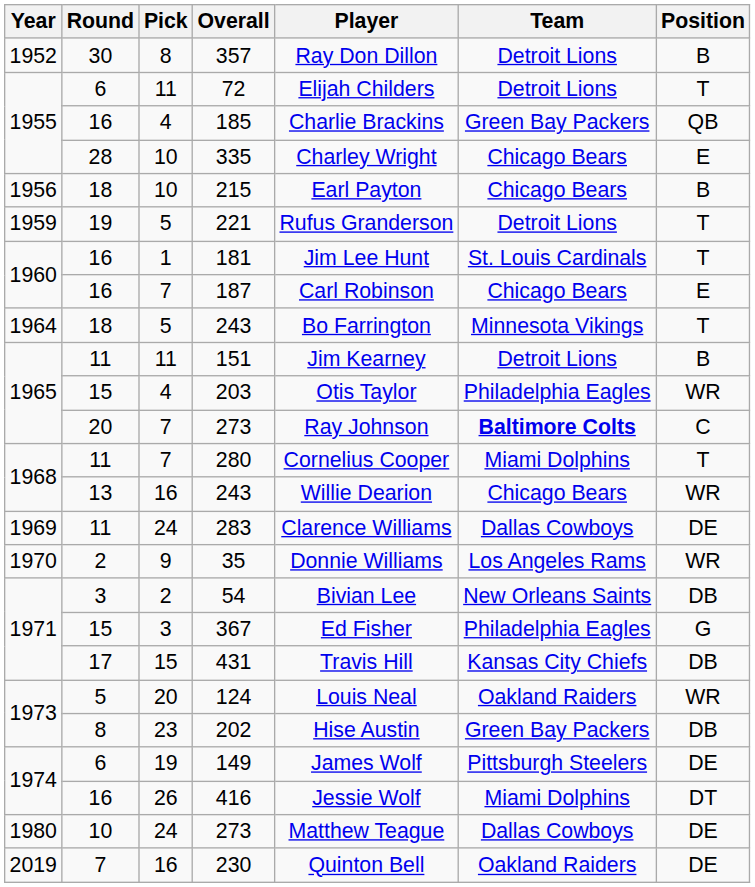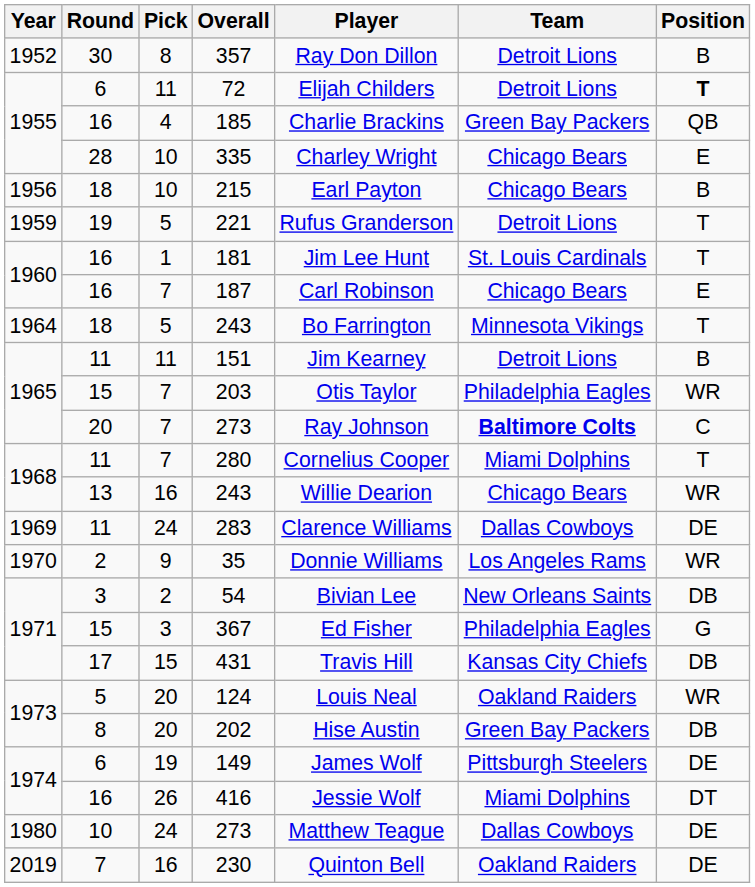(703, 88) normal -> (703, 88) bold
(166, 392) 4 -> (166, 392) 7
(166, 730) 23 -> (166, 730) 20
